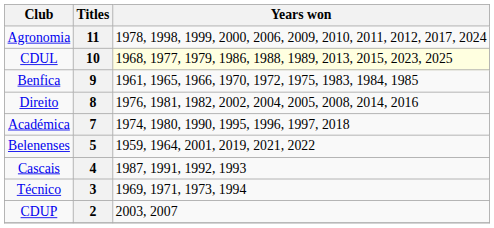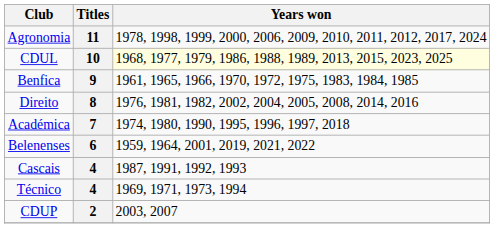(93, 146) 5 -> (93, 146) 6
(93, 189) 3 -> (93, 189) 4
